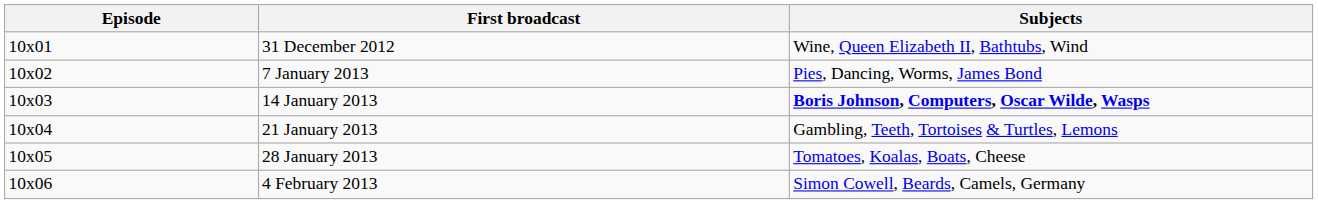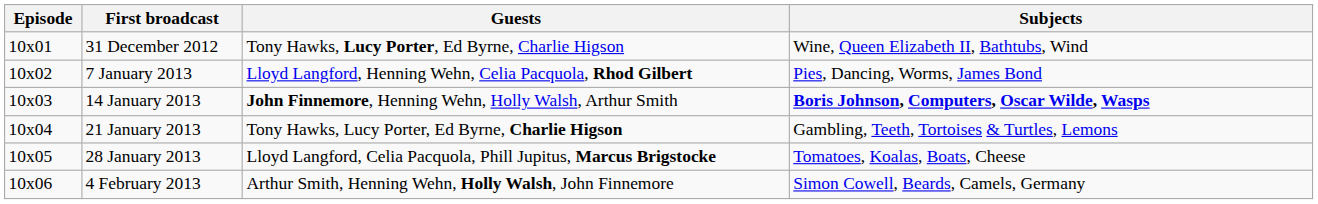+ column: (516, 18)
